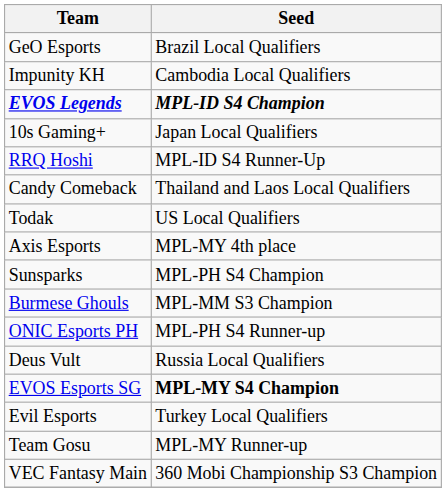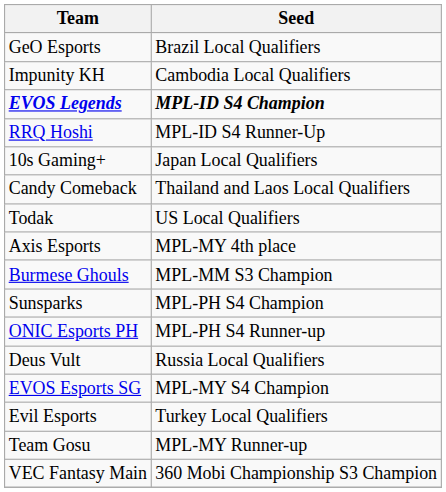rows swapped: (51, 160) <-> (57, 132)
rows swapped: (69, 302) <-> (46, 274)
(247, 388) bold -> (242, 388) normal
